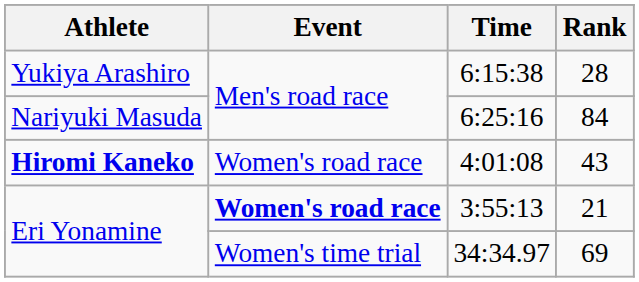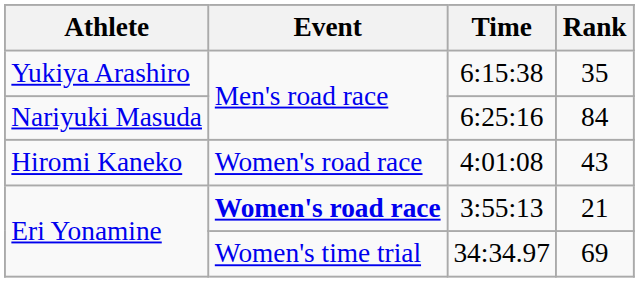(595, 72) 28 -> (595, 72) 35
(103, 162) bold -> (97, 162) normal
